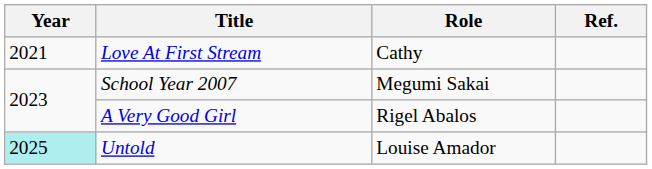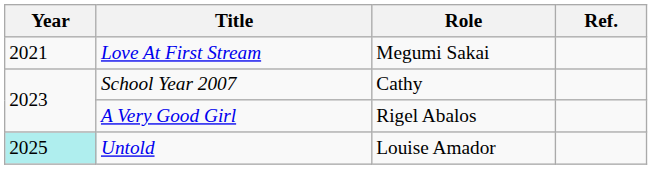(399, 52) Cathy -> (433, 52) Megumi Sakai
(433, 84) Megumi Sakai -> (399, 84) Cathy
